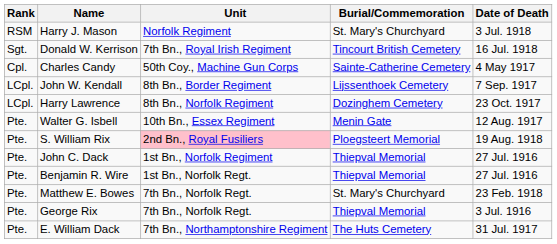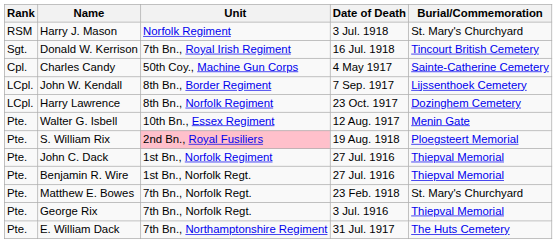columns swapped: (512, 13) <-> (402, 13)
